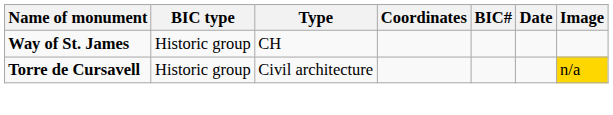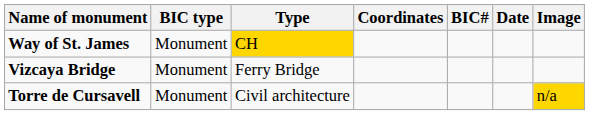(203, 43) Historic group -> (191, 43) Monument
(270, 43) no background -> (246, 43) gold background
+ row: (62, 69)
(203, 69) Historic group -> (191, 95) Monument
